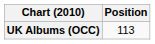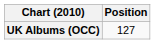(126, 30) 113 -> (126, 30) 127
